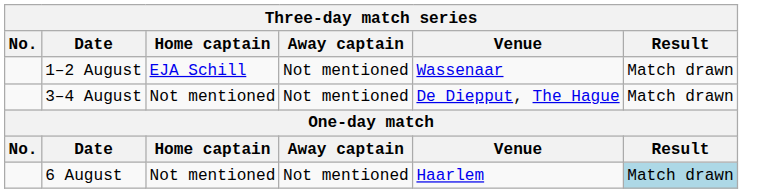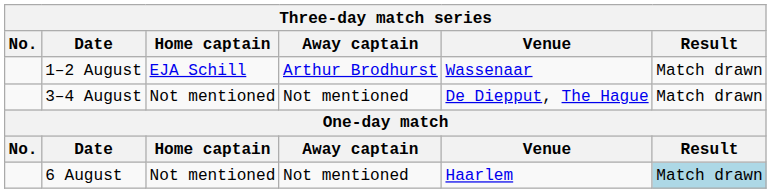(346, 70) Not mentioned -> (360, 70) Arthur Brodhurst
